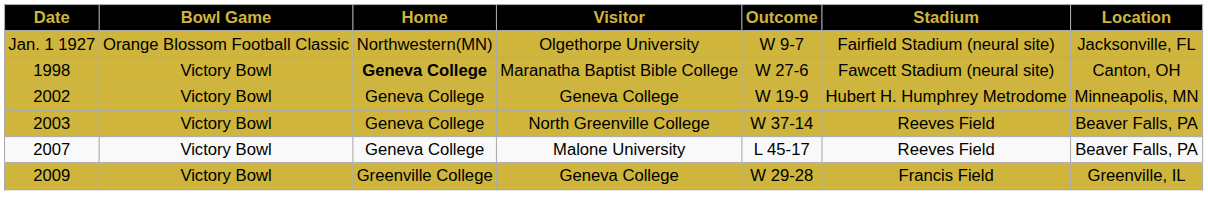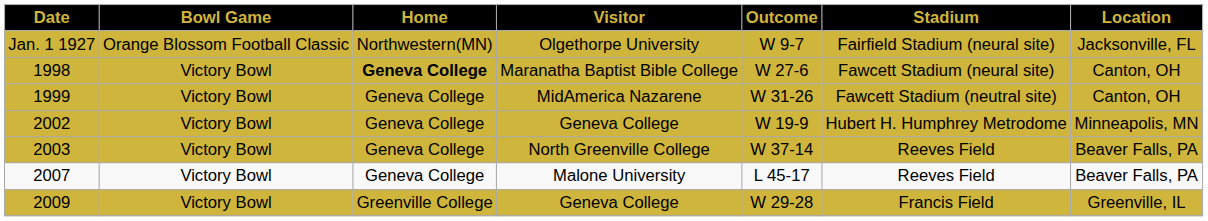+ row: (52, 96)
